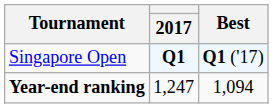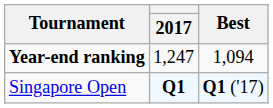rows swapped: (68, 58) <-> (77, 88)
